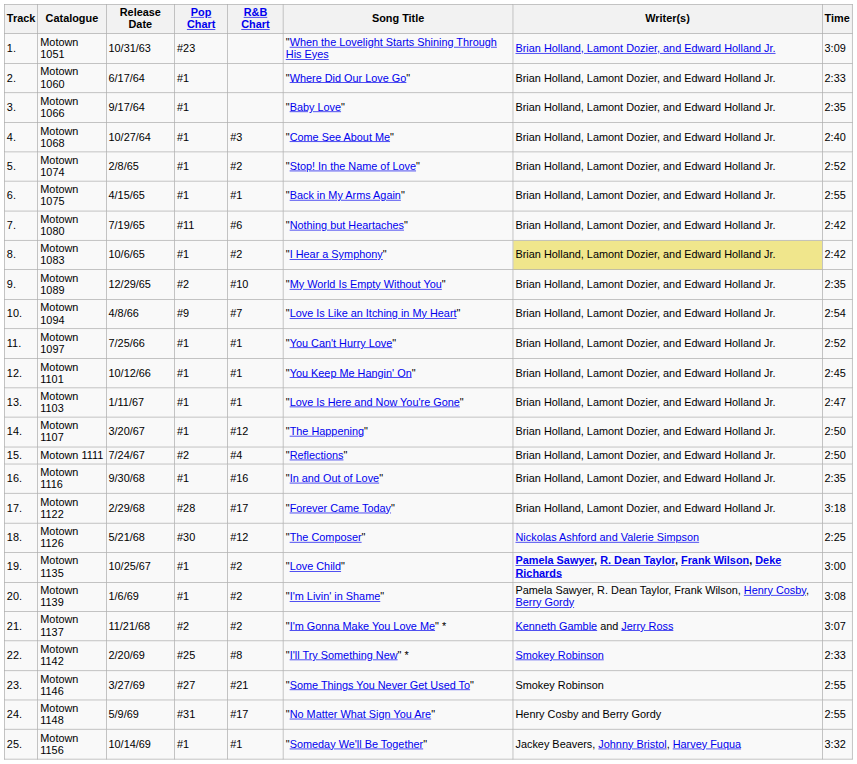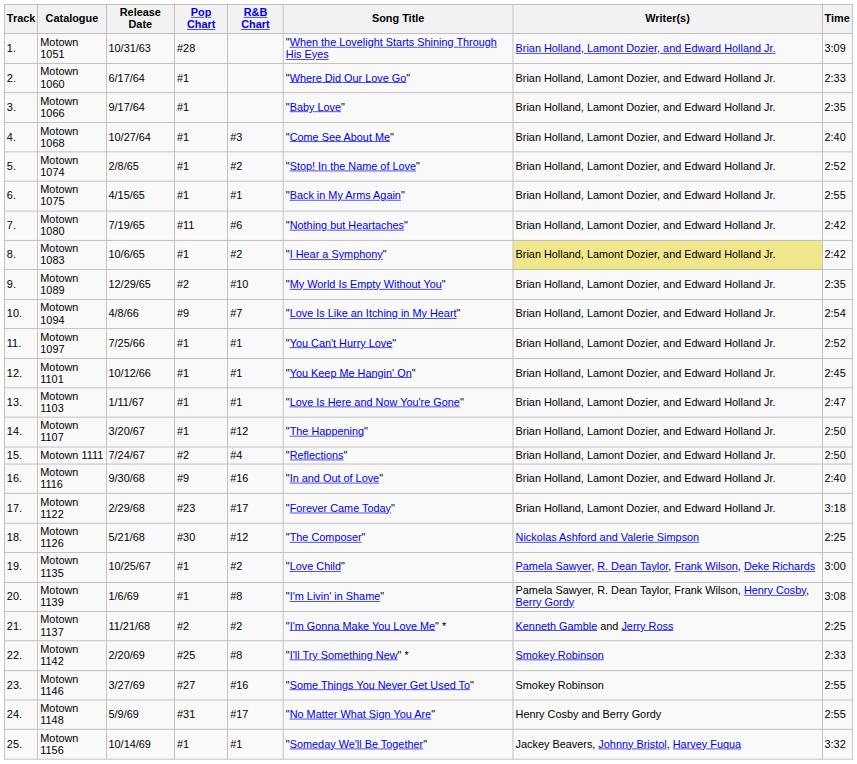(186, 48) #23 -> (186, 48) #28
(183, 478) #1 -> (183, 478) #9
(835, 478) 2:35 -> (835, 478) 2:40
(186, 508) #28 -> (186, 508) #23
(648, 567) bold -> (665, 567) normal
(236, 596) #2 -> (236, 596) #8
(835, 626) 3:07 -> (835, 626) 2:25
(239, 685) #21 -> (239, 685) #16
